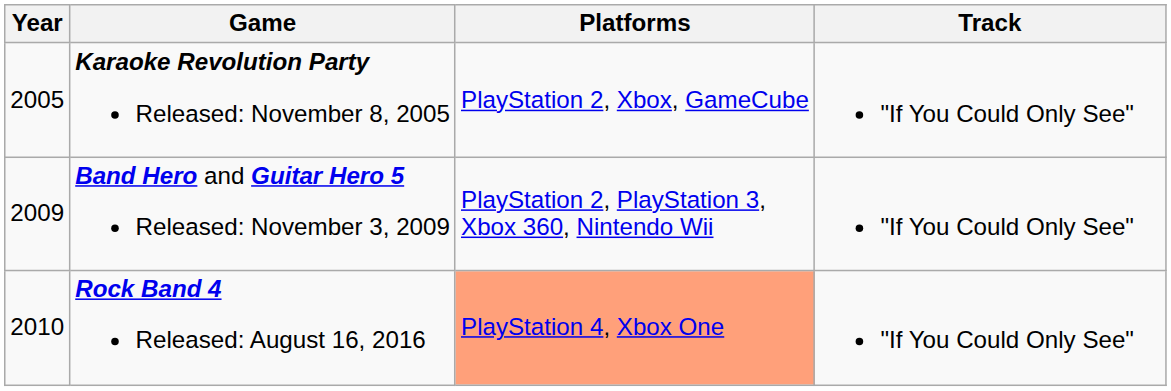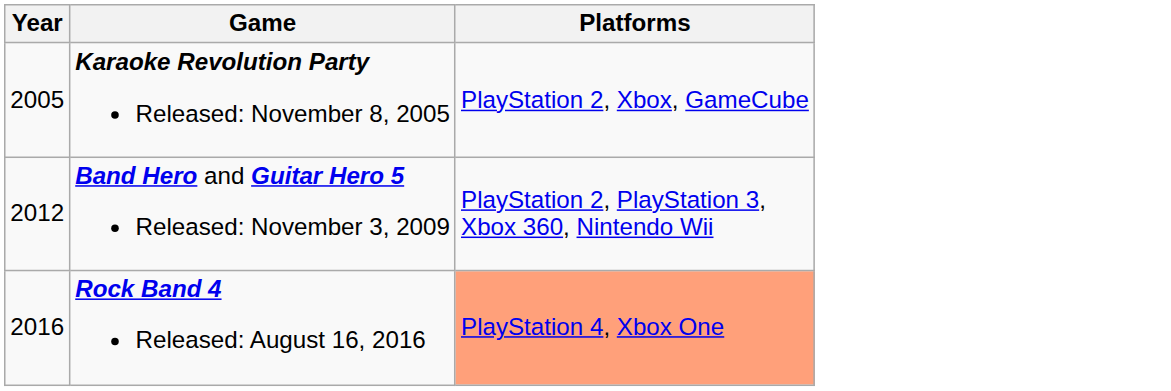- column: (990, 23)
(37, 213) 2009 -> (37, 213) 2012
(37, 327) 2010 -> (37, 327) 2016
